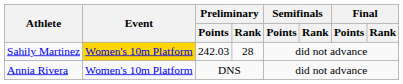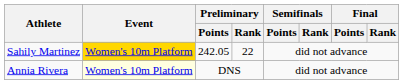(214, 51) 242.03 -> (214, 51) 242.05
(248, 51) 28 -> (248, 51) 22
(139, 70) no background -> (139, 70) lightyellow background
